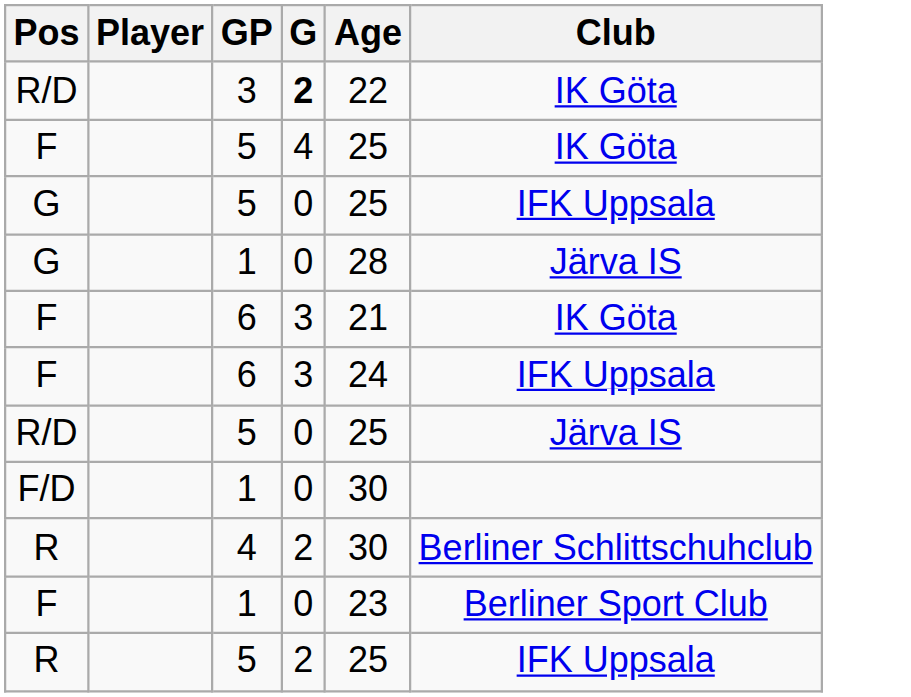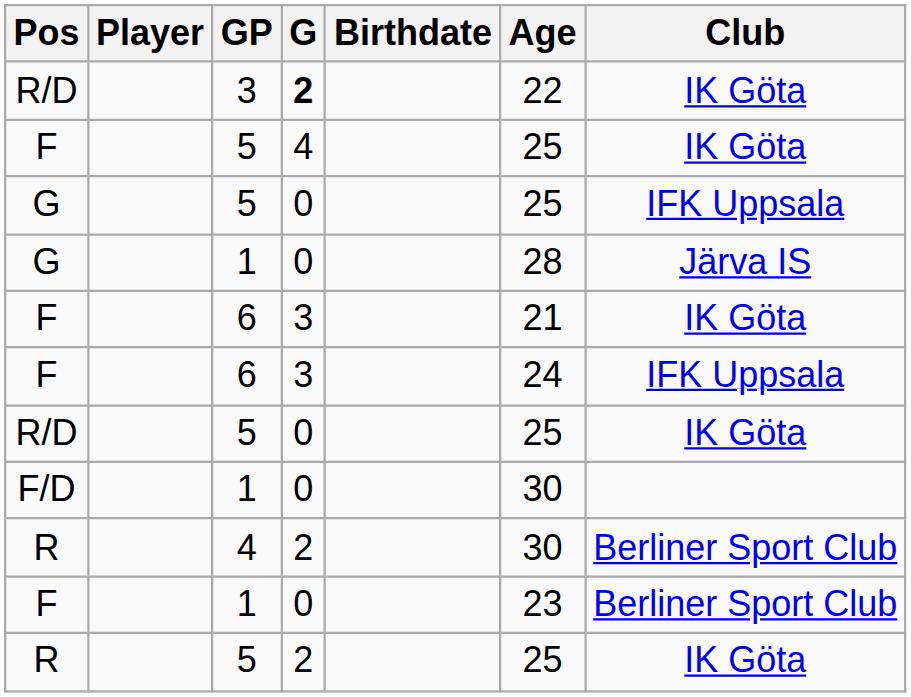+ column: (413, 33)
(616, 432) Järva IS -> (745, 432) IK Göta
(616, 546) Berliner Schlittschuhclub -> (745, 546) Berliner Sport Club
(616, 661) IFK Uppsala -> (745, 661) IK Göta
